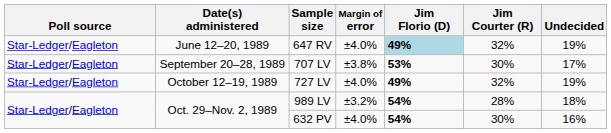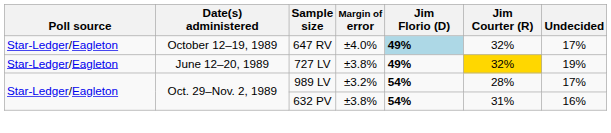(222, 45) June 12–20, 1989 -> (222, 45) October 12–19, 1989
(574, 45) 19% -> (574, 45) 17%
- row: (312, 63)
(222, 82) October 12–19, 1989 -> (222, 63) June 12–20, 1989
(360, 82) ±4.0% -> (360, 63) ±3.8%
(503, 82) no background -> (503, 63) gold background
(574, 100) 18% -> (574, 82) 17%
(360, 119) ±4.0% -> (360, 100) ±3.8%
(503, 119) 30% -> (503, 100) 31%
